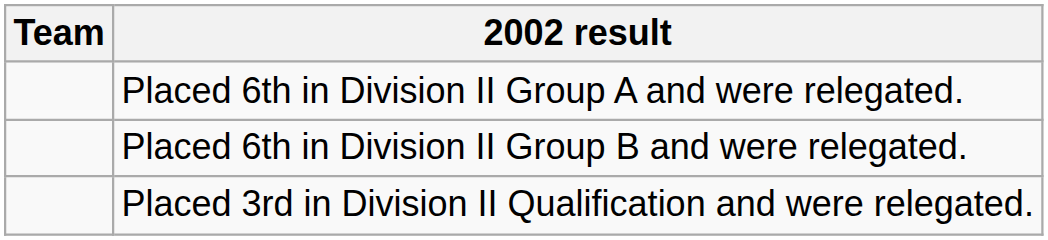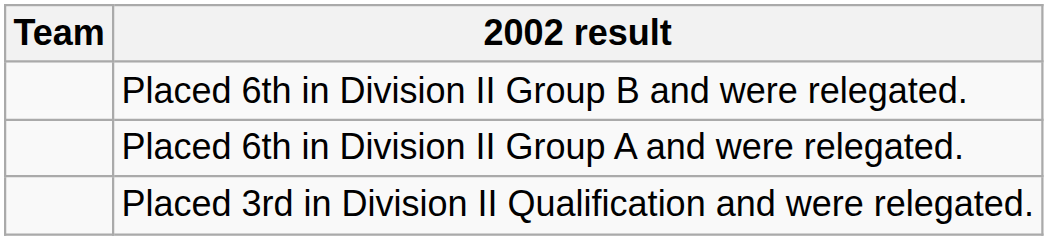rows swapped: (543, 90) <-> (545, 147)
